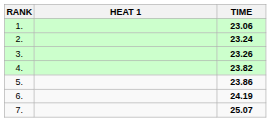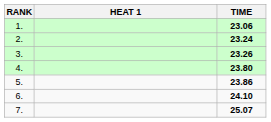(241, 68) 23.82 -> (241, 68) 23.80
(241, 96) 24.19 -> (241, 96) 24.10
